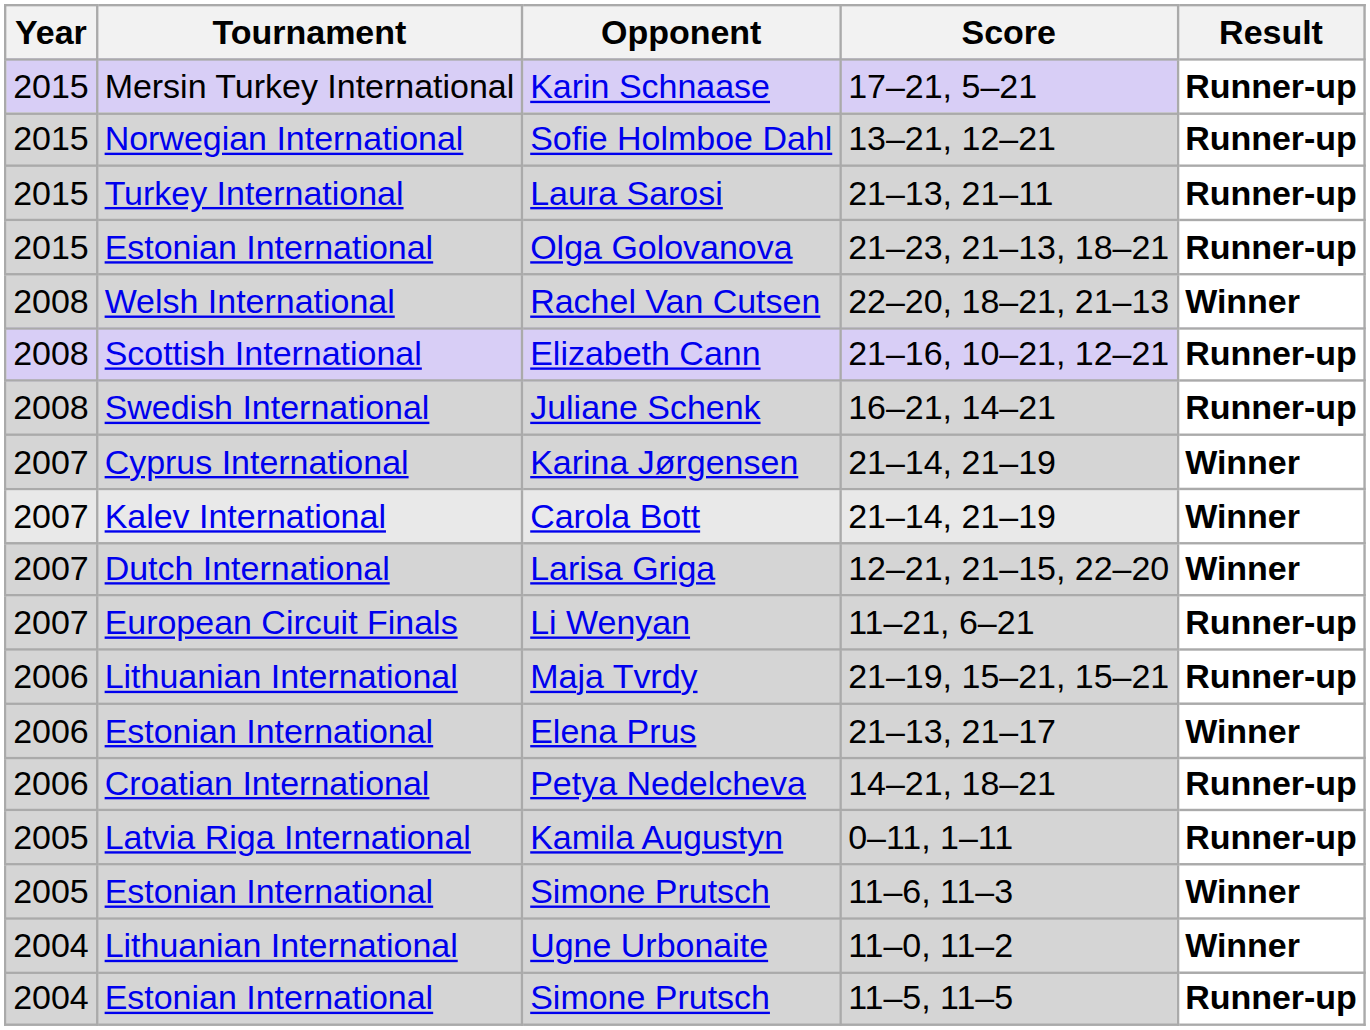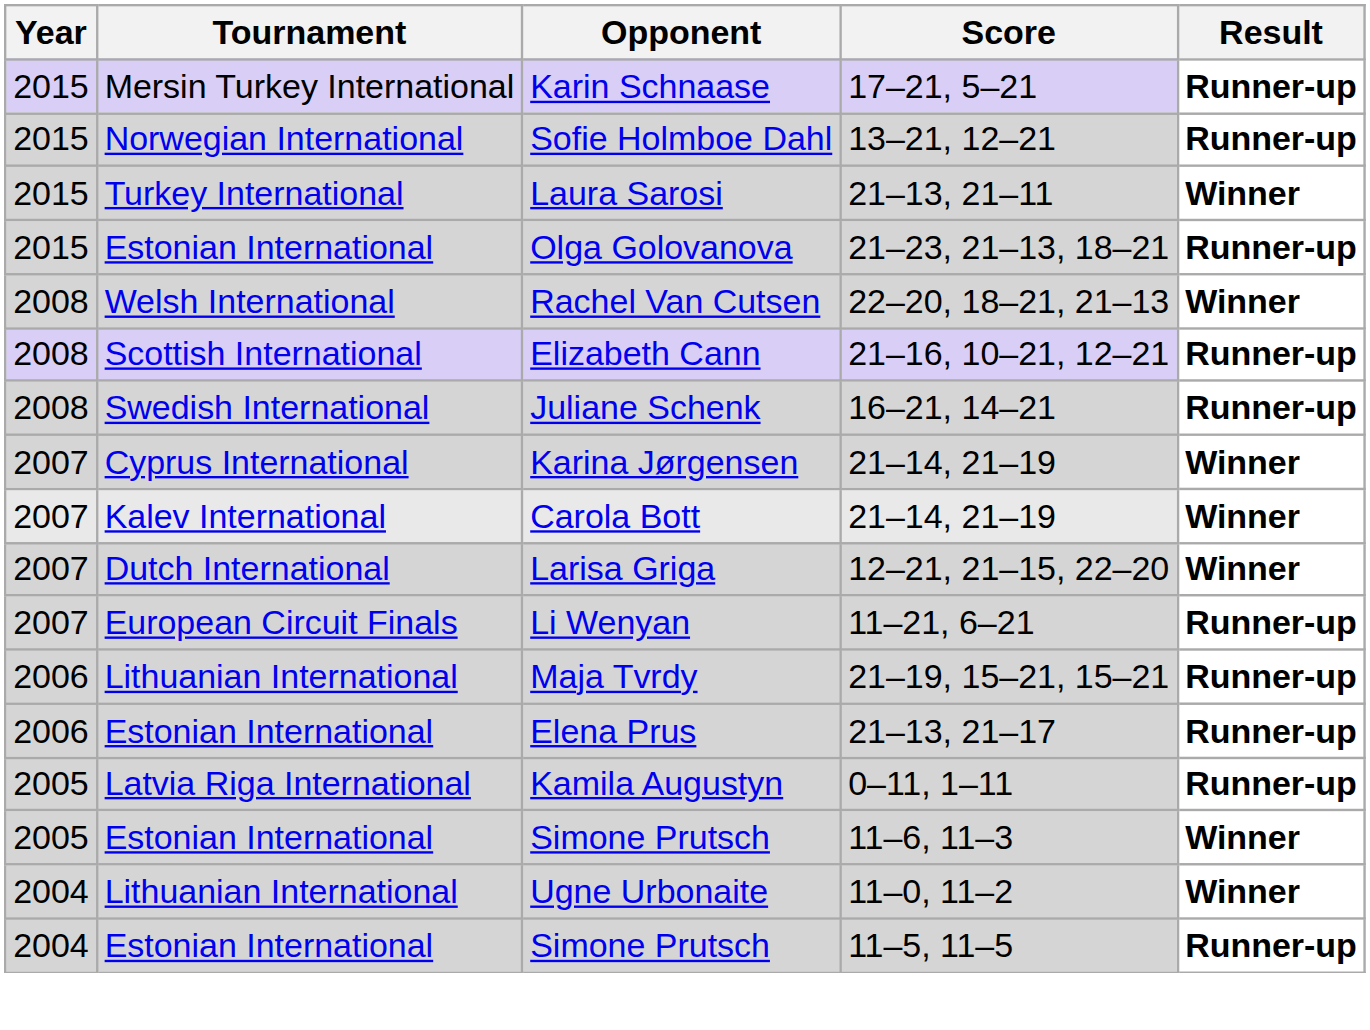(1271, 193) Runner-up -> (1243, 193) Winner
(1243, 730) Winner -> (1271, 730) Runner-up
- row: (668, 784)
